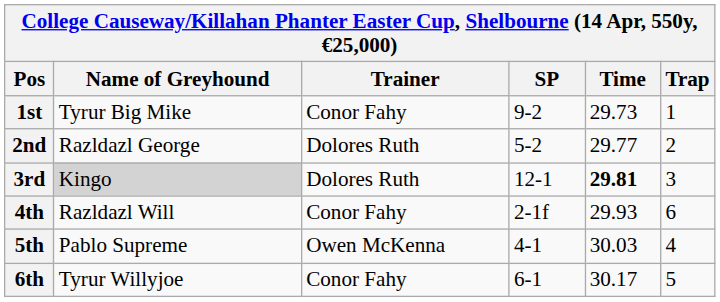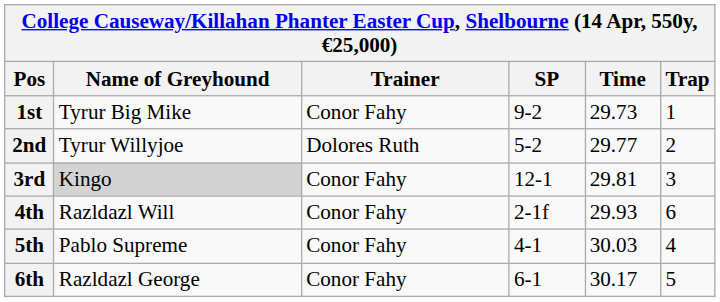(129, 145) Razldazl George -> (121, 145) Tyrur Willyjoe
(363, 178) Dolores Ruth -> (356, 178) Conor Fahy
(613, 178) bold -> (613, 178) normal
(376, 245) Owen McKenna -> (356, 245) Conor Fahy
(121, 279) Tyrur Willyjoe -> (129, 279) Razldazl George
